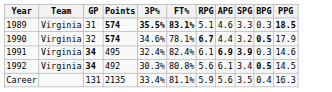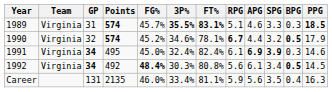+ column: (152, 11)
